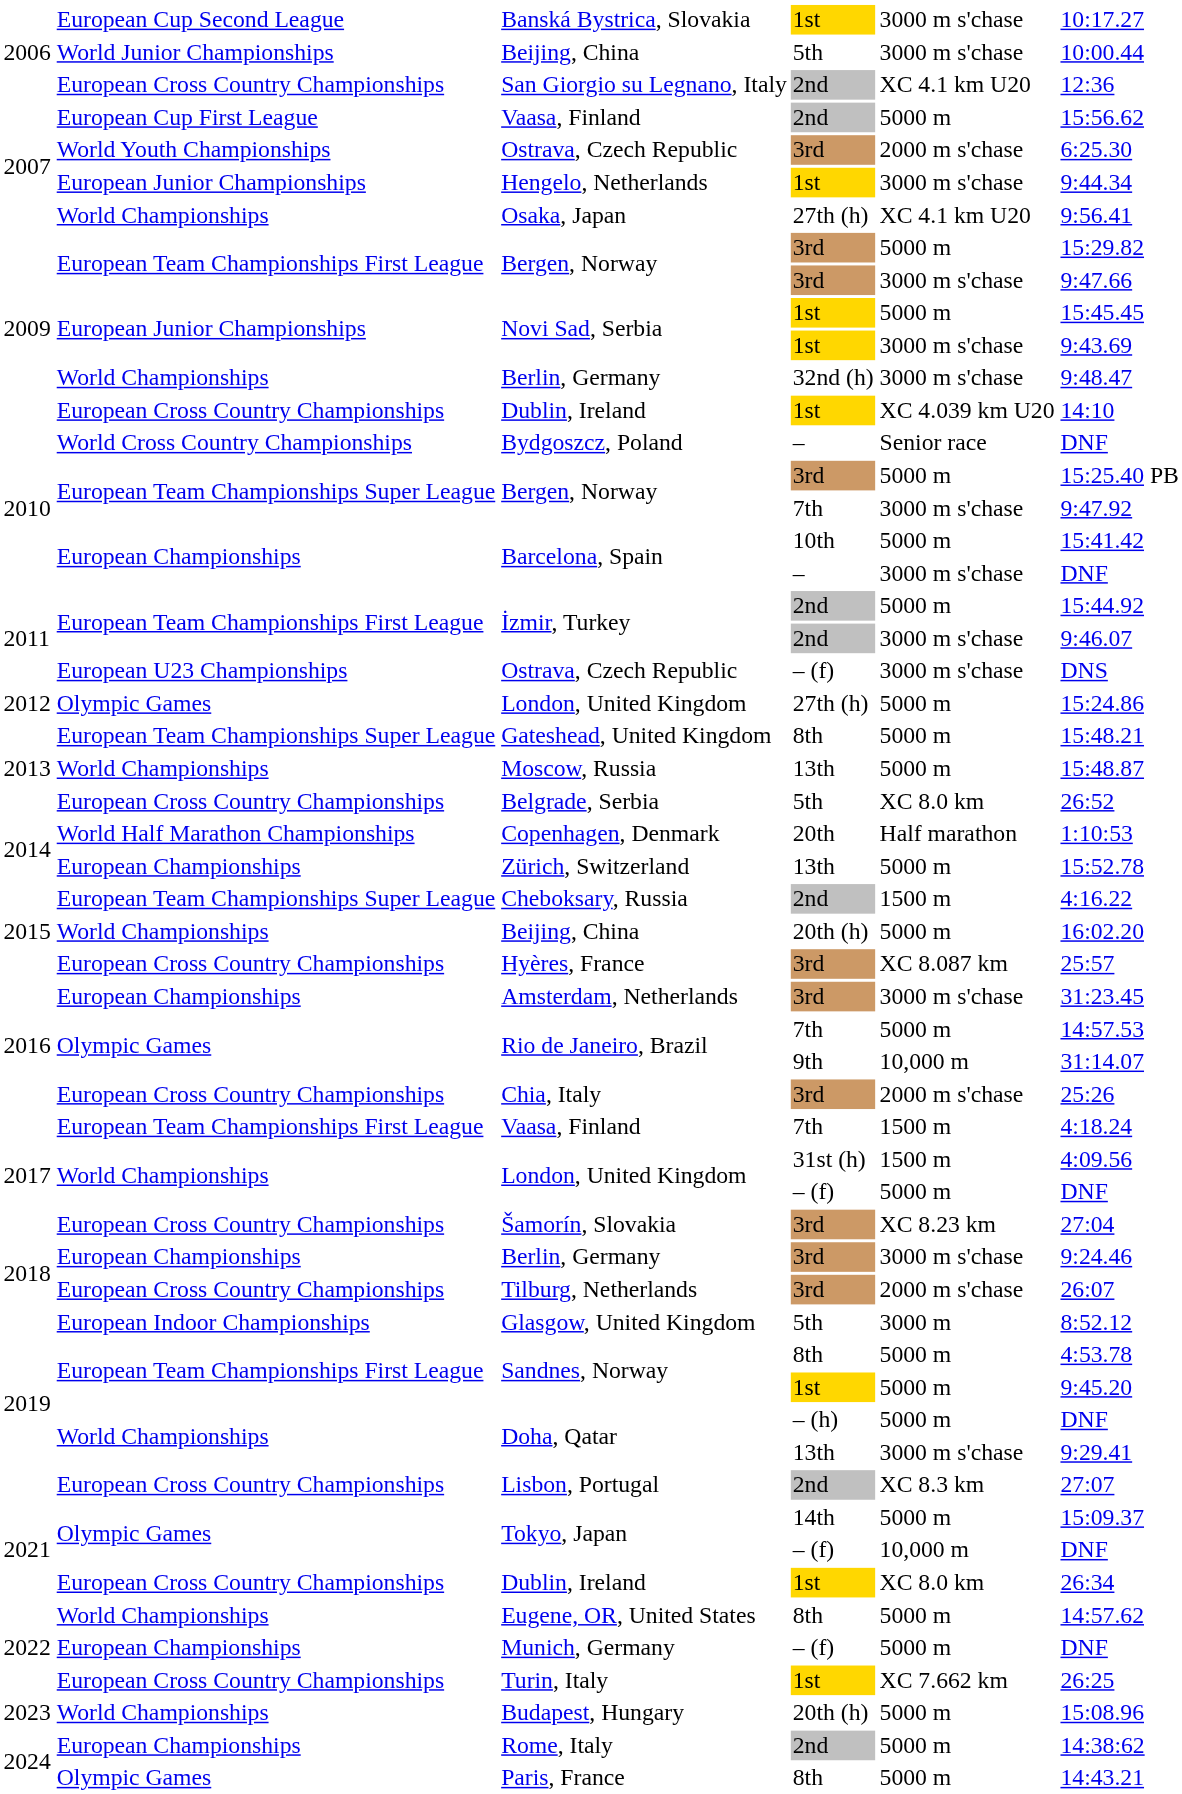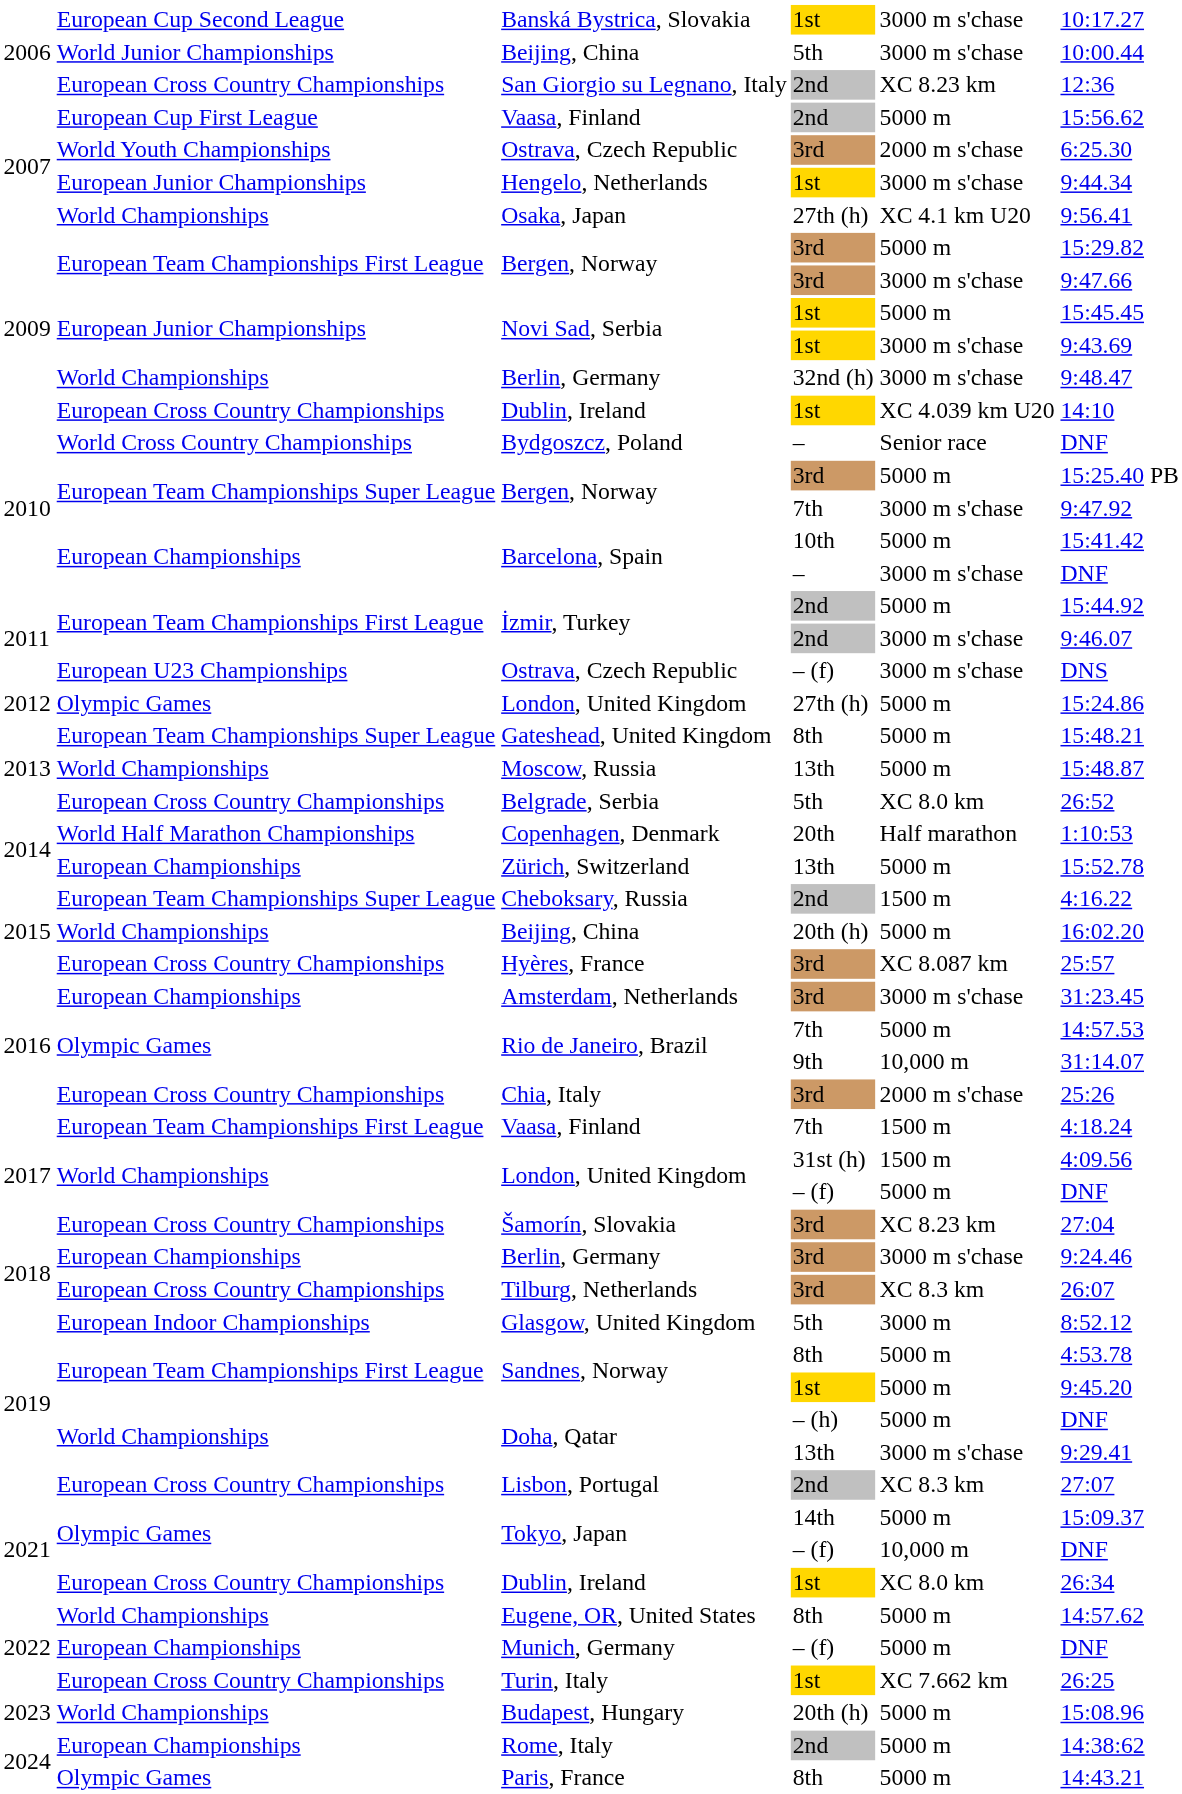(955, 84) XC 4.1 km U20 -> (938, 84) XC 8.23 km
(951, 1289) 2000 m s'chase -> (932, 1289) XC 8.3 km
